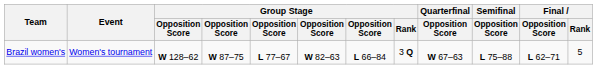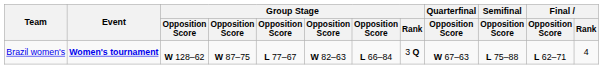(111, 53) normal -> (114, 53) bold
(580, 53) 5 -> (586, 53) 4
